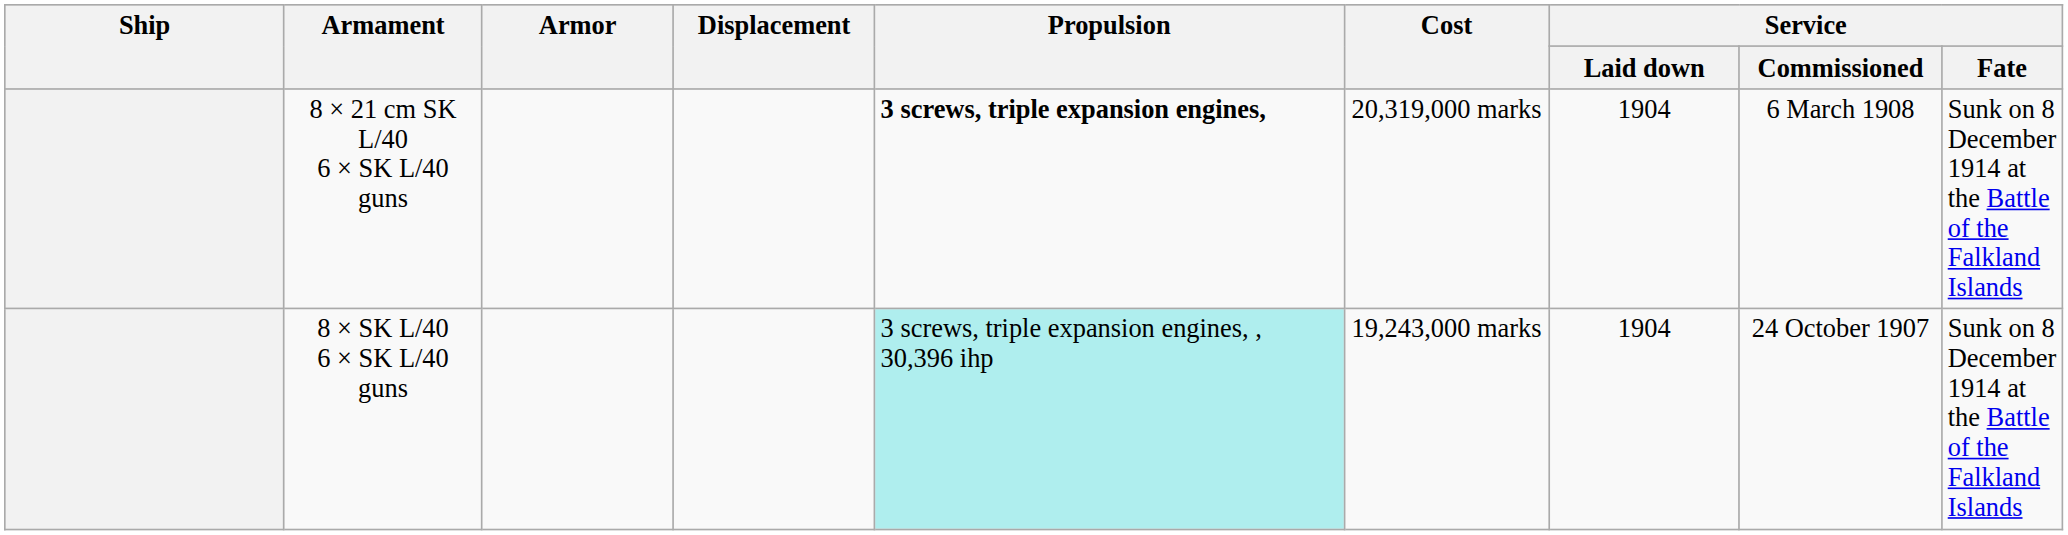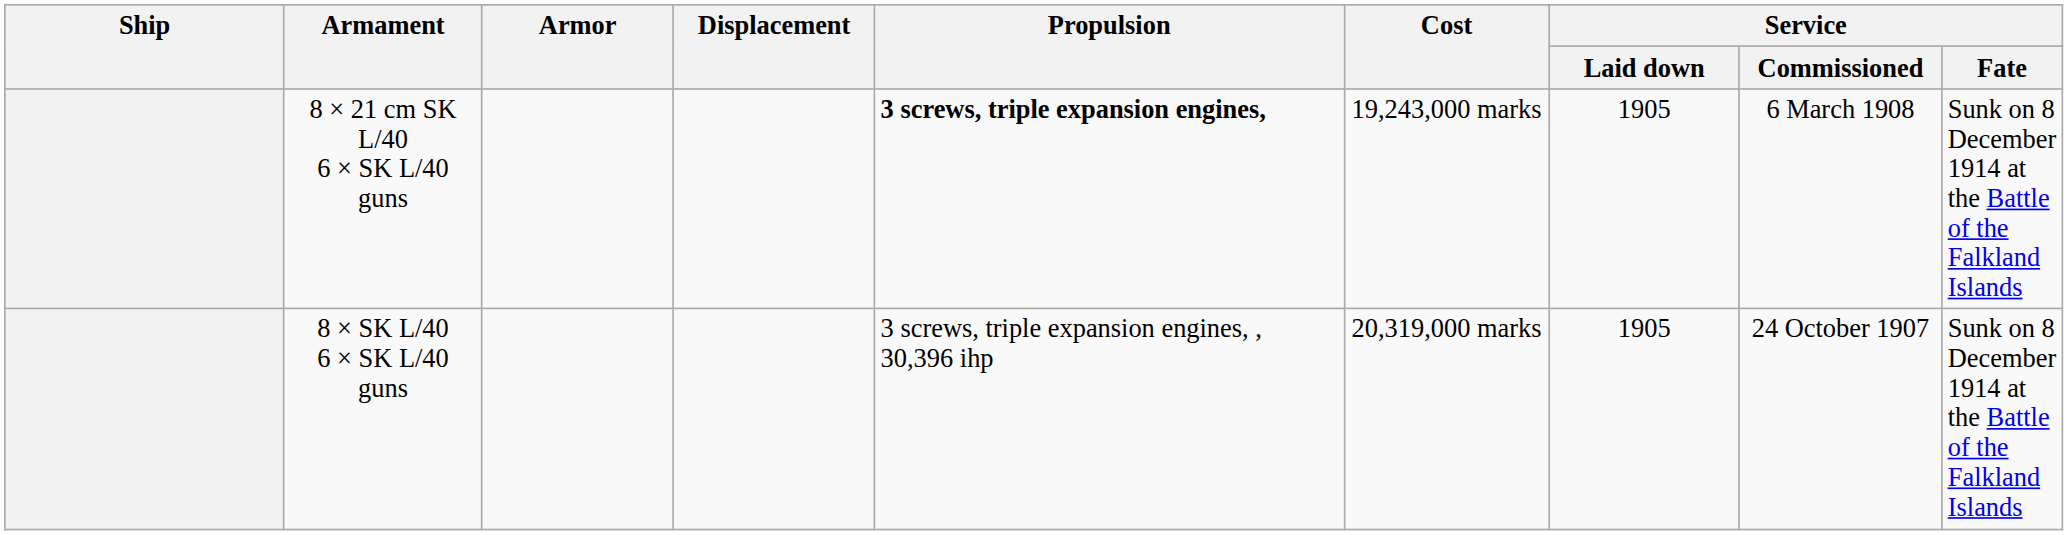(1447, 109) 20,319,000 marks -> (1447, 109) 19,243,000 marks
(1644, 109) 1904 -> (1644, 109) 1905
(1071, 344) paleturquoise background -> (1071, 344) no background
(1447, 329) 19,243,000 marks -> (1447, 329) 20,319,000 marks
(1644, 329) 1904 -> (1644, 329) 1905
